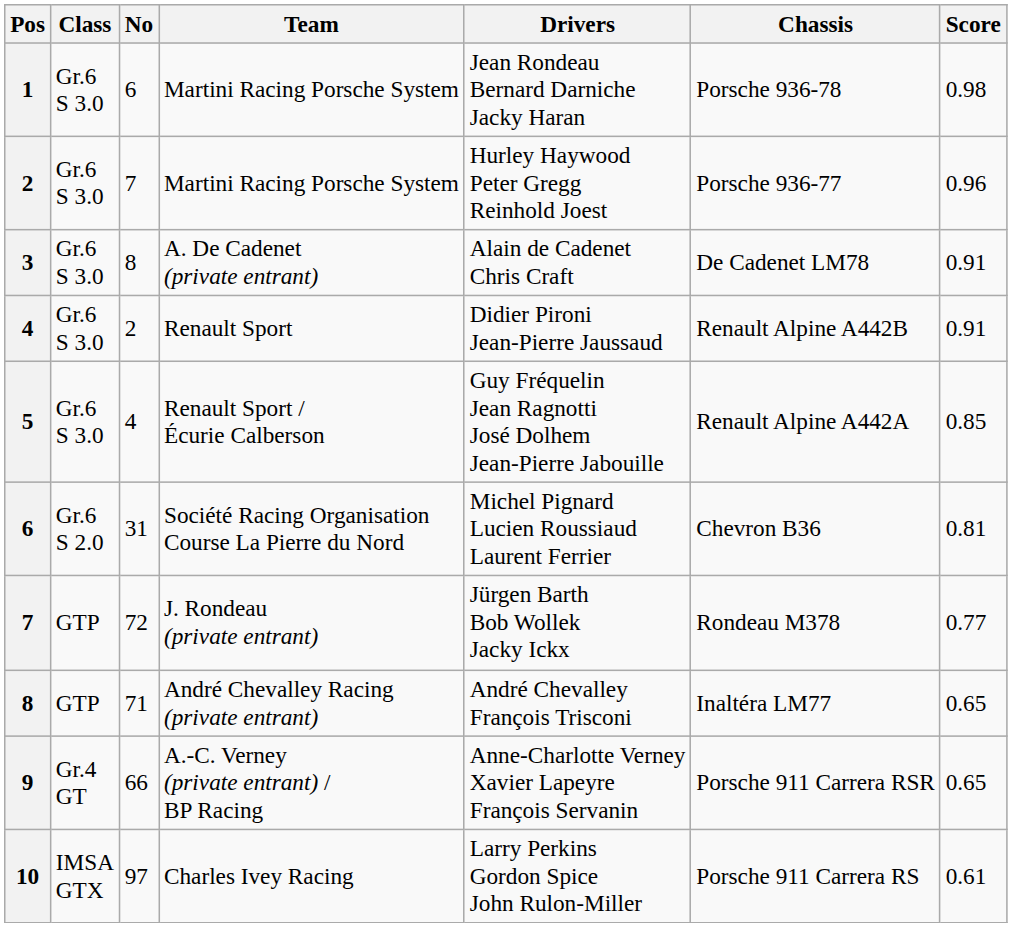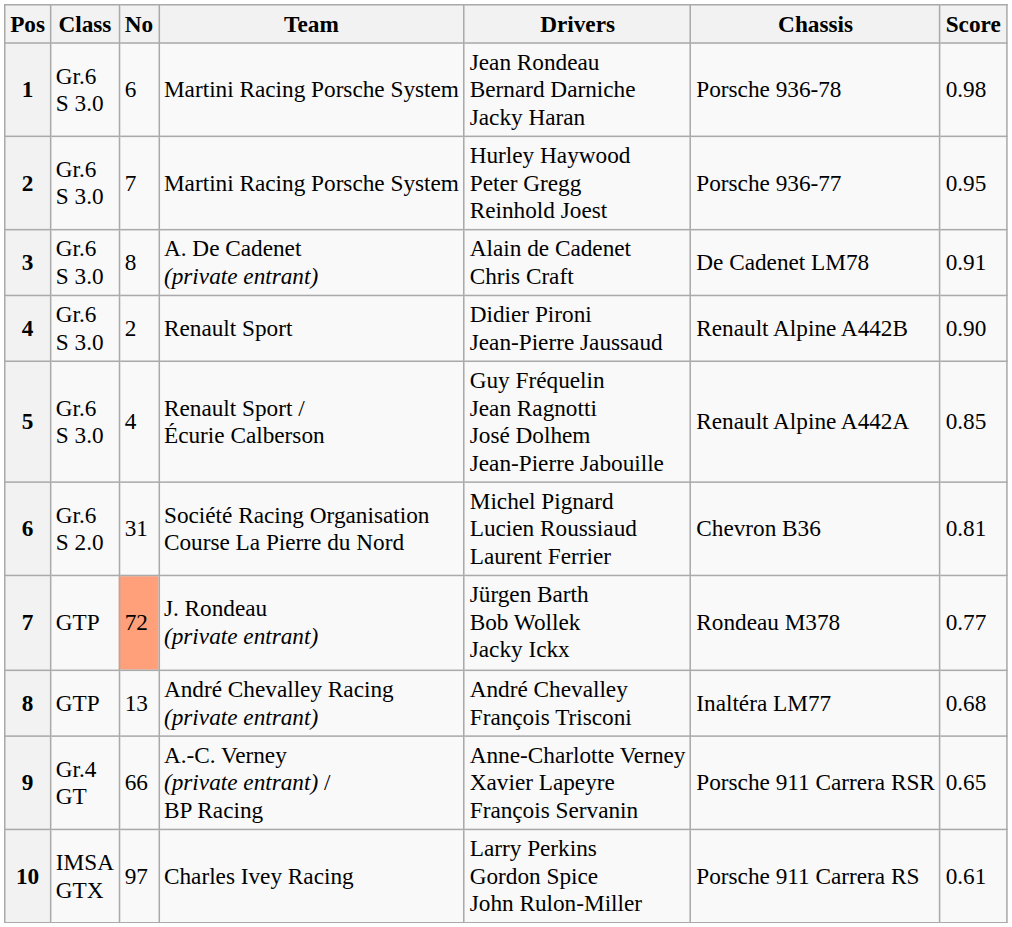(966, 183) 0.96 -> (966, 183) 0.95
(966, 328) 0.91 -> (966, 328) 0.90
(136, 622) no background -> (136, 622) lightsalmon background
(136, 702) 71 -> (136, 702) 13
(966, 702) 0.65 -> (966, 702) 0.68
